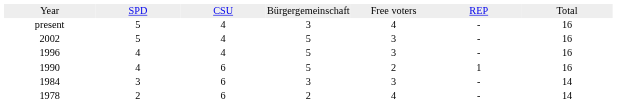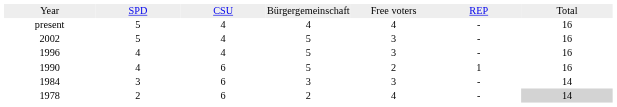(308, 25) 3 -> (308, 25) 4
(567, 95) no background -> (567, 95) lightgrey background
